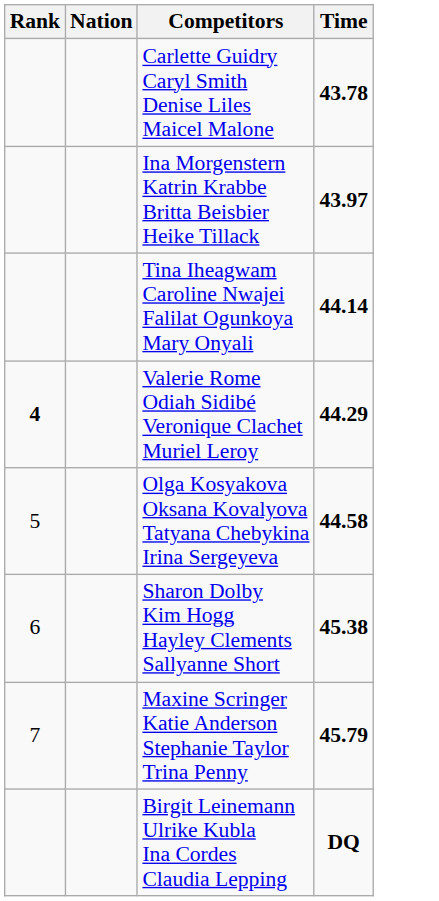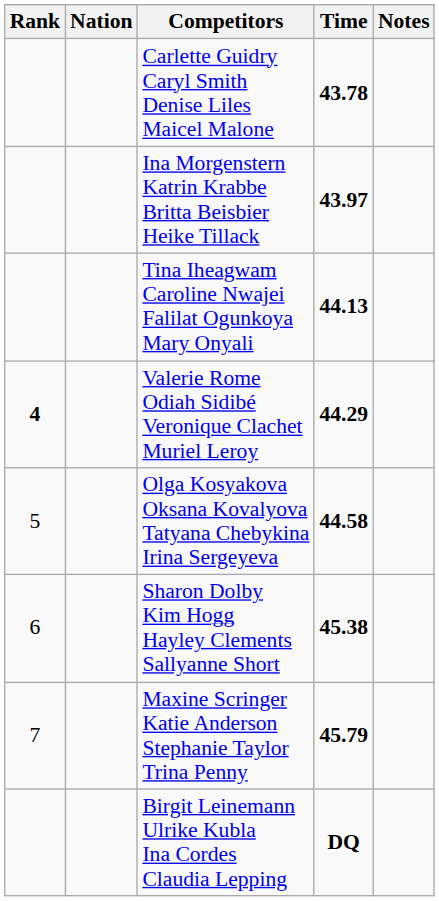+ column: (404, 21)
(344, 306) 44.14 -> (344, 306) 44.13
